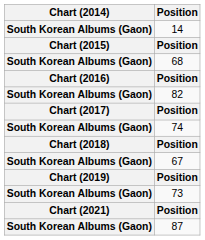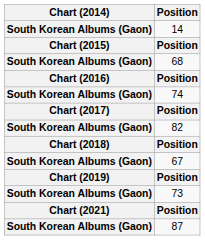rows swapped: (177, 128) <-> (177, 95)
